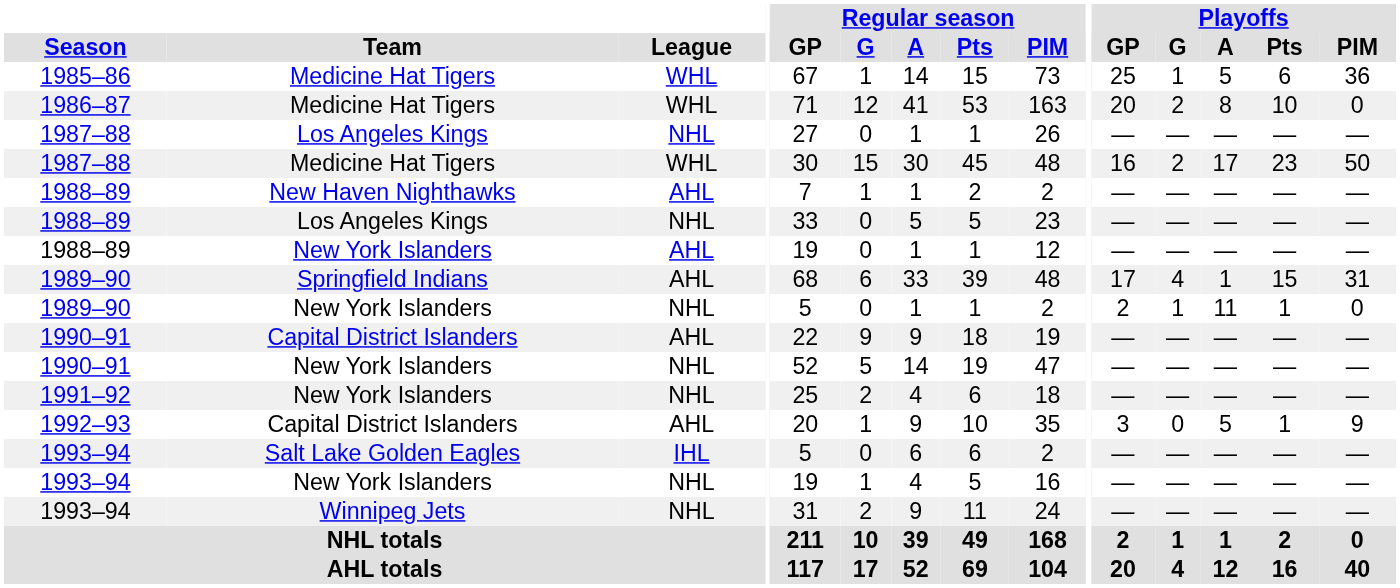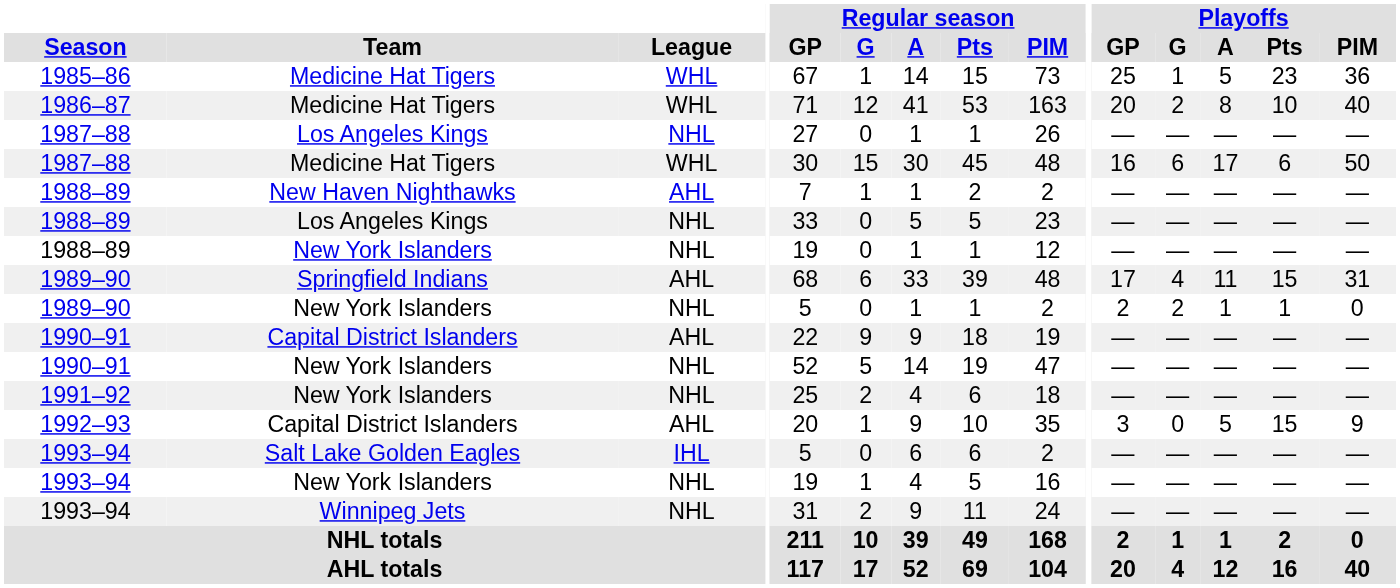(1285, 76) 6 -> (1285, 76) 23
(1357, 105) 0 -> (1357, 105) 40
(1178, 163) 2 -> (1178, 163) 6
(1285, 163) 23 -> (1285, 163) 6
(692, 250) AHL -> (692, 250) NHL
(1225, 279) 1 -> (1225, 279) 11
(1178, 308) 1 -> (1178, 308) 2
(1225, 308) 11 -> (1225, 308) 1
(1285, 424) 1 -> (1285, 424) 15
